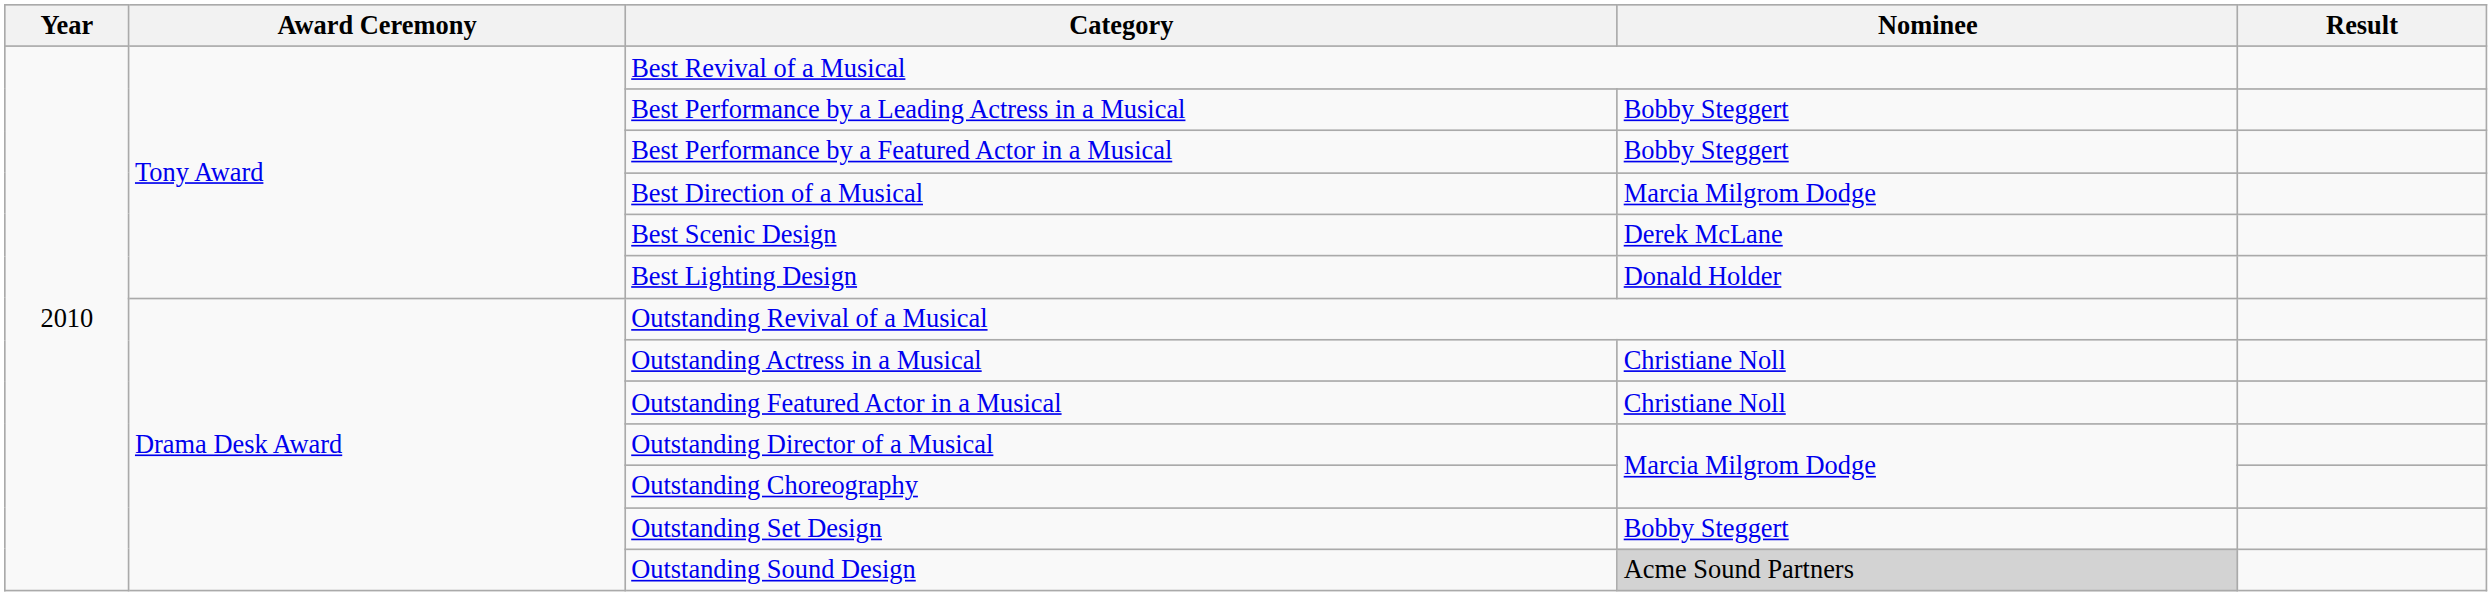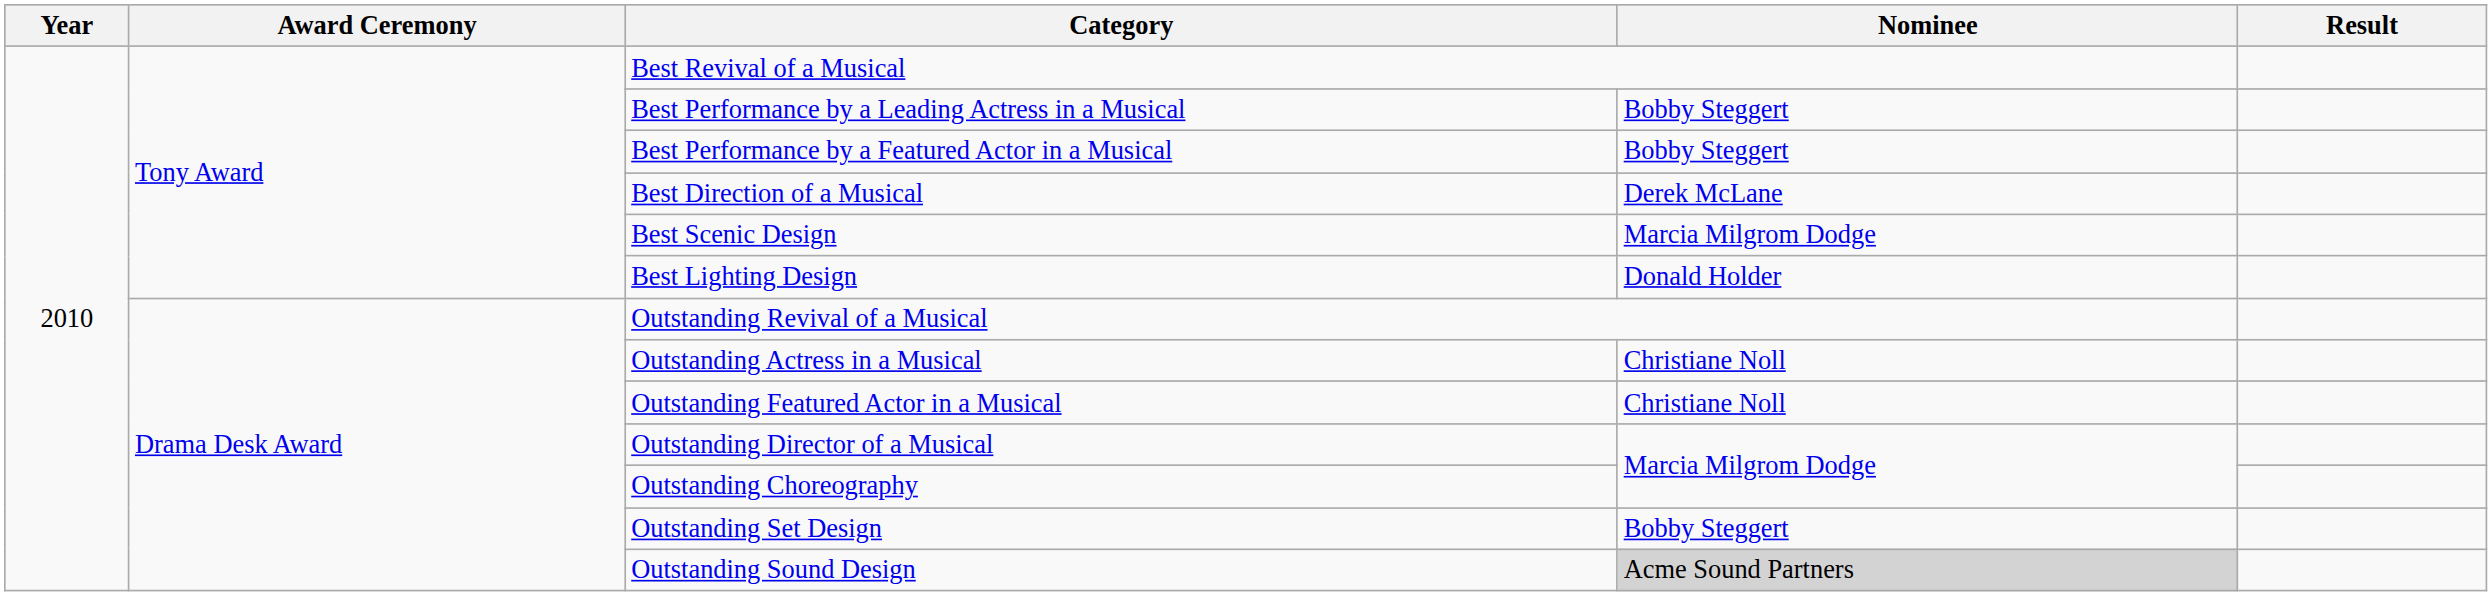(1750, 192) Marcia Milgrom Dodge -> (1703, 192) Derek McLane
(1703, 234) Derek McLane -> (1750, 234) Marcia Milgrom Dodge
